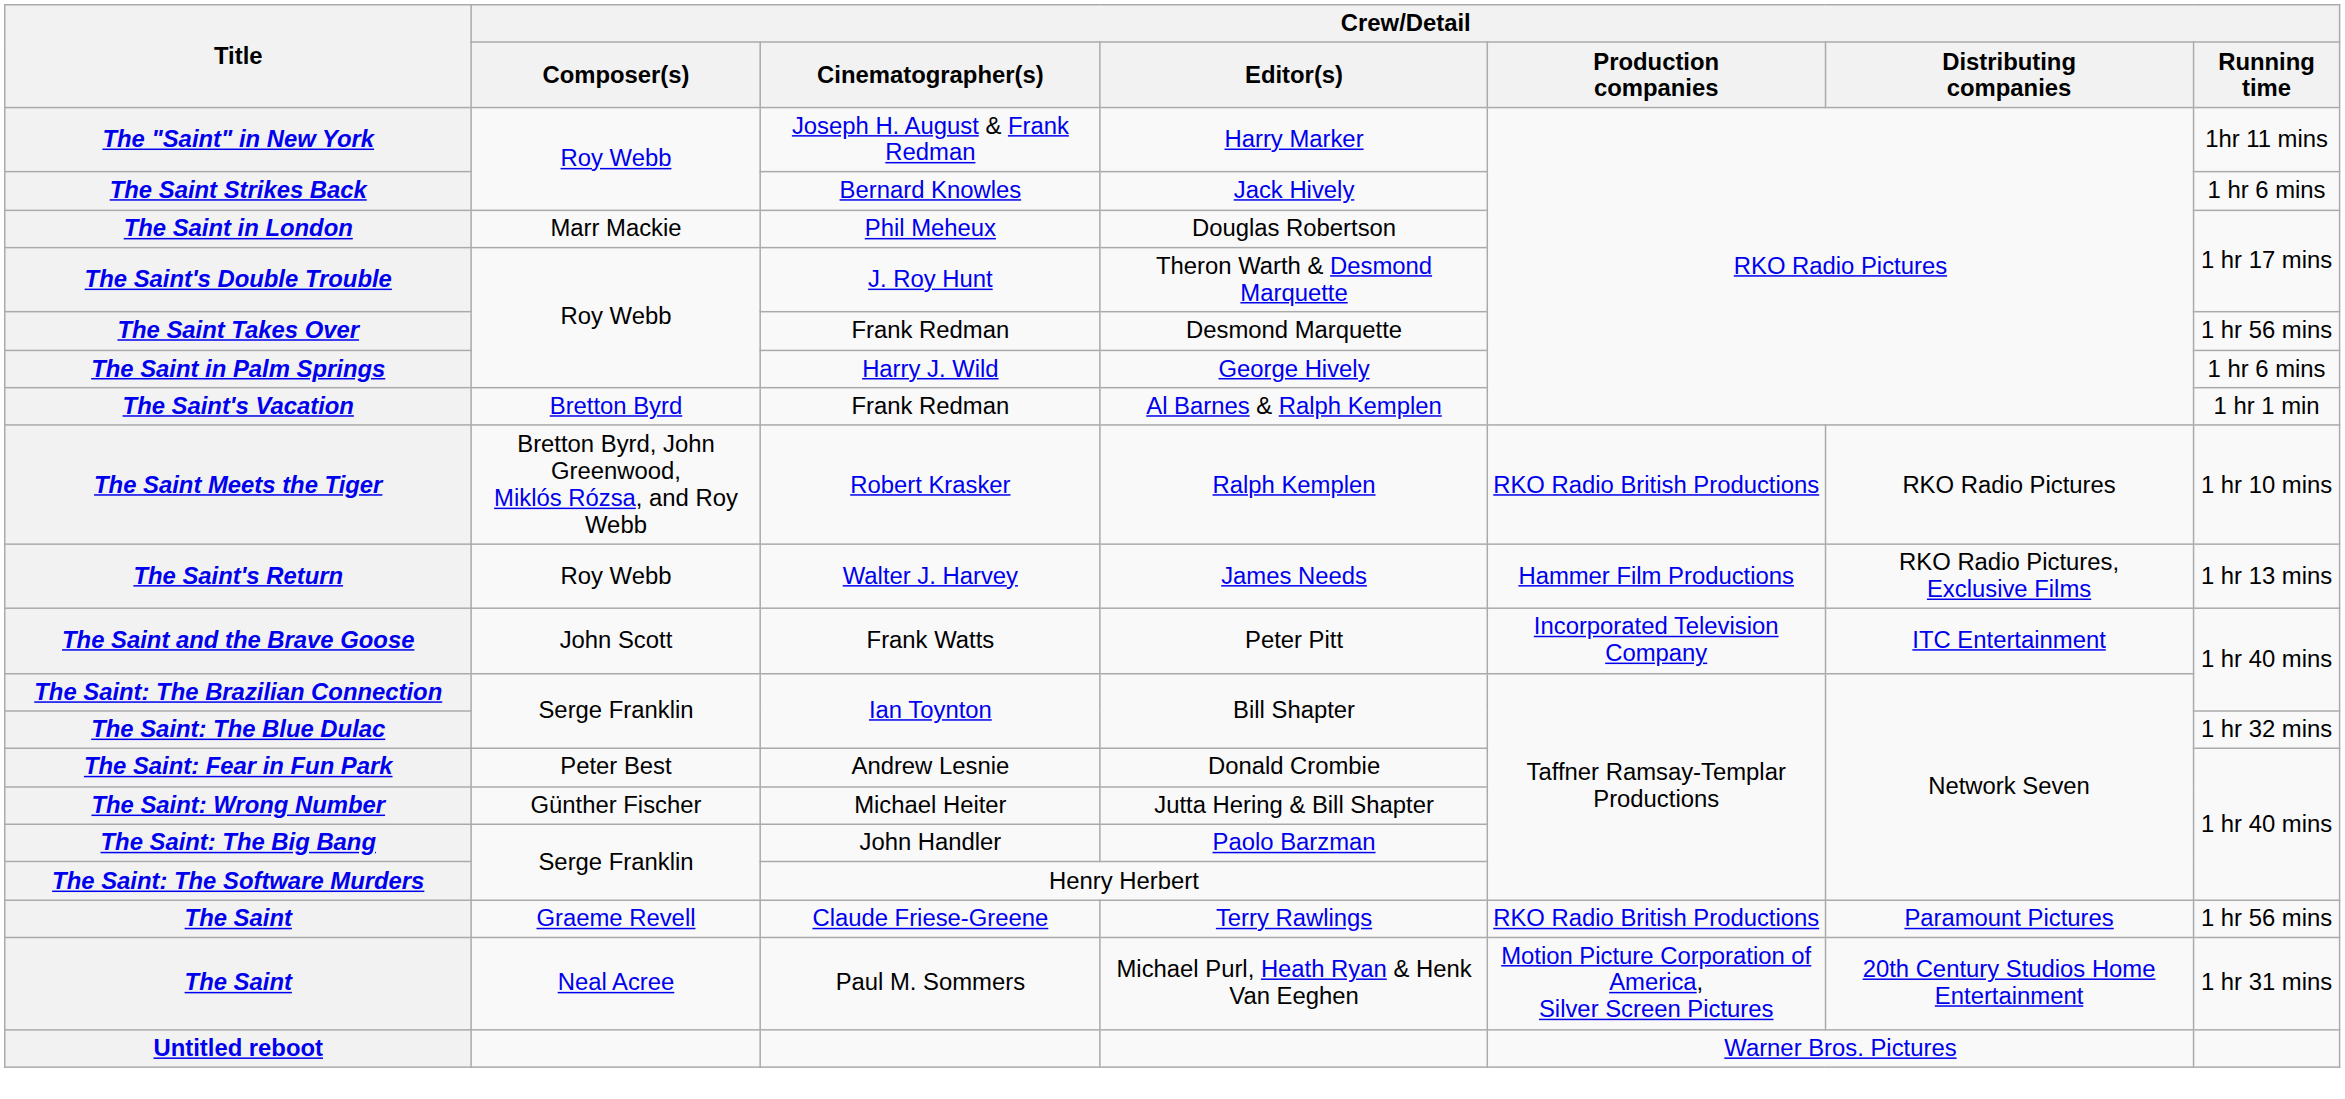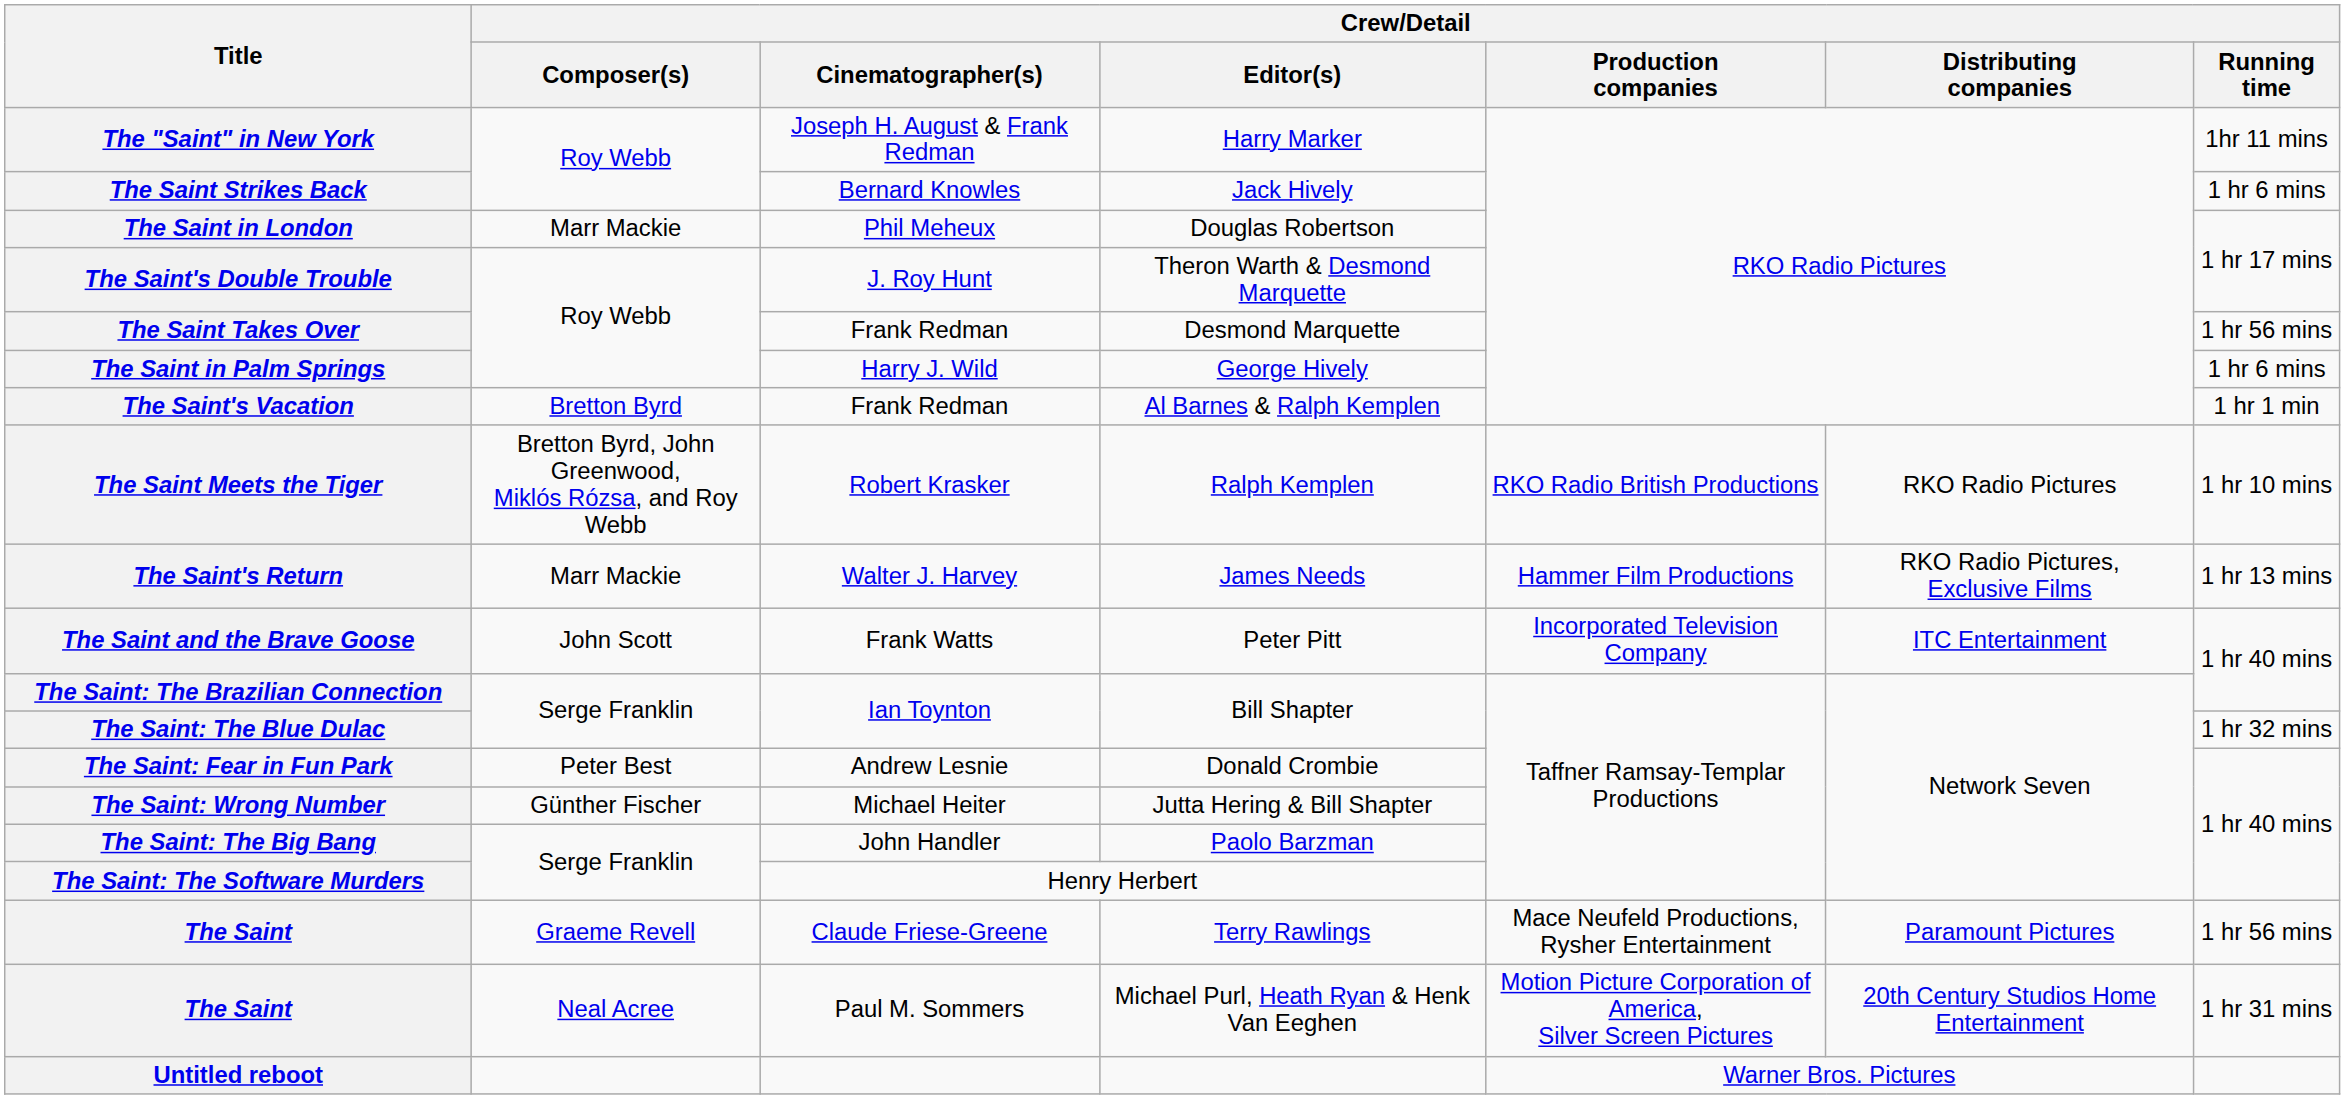(616, 575) Roy Webb -> (616, 575) Marr Mackie
(1656, 918) RKO Radio British Productions -> (1656, 931) Mace Neufeld Productions, Rysher Entertainment
